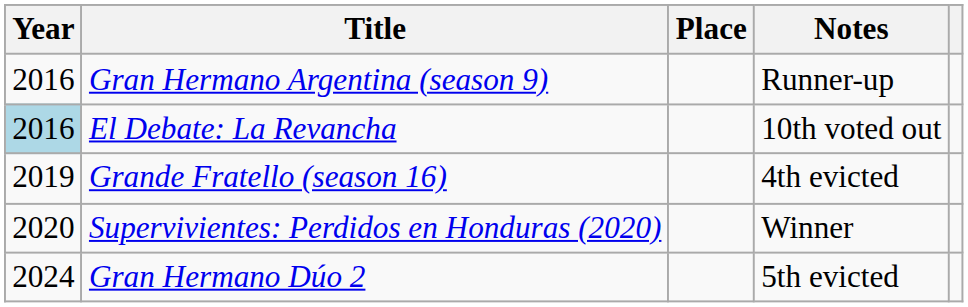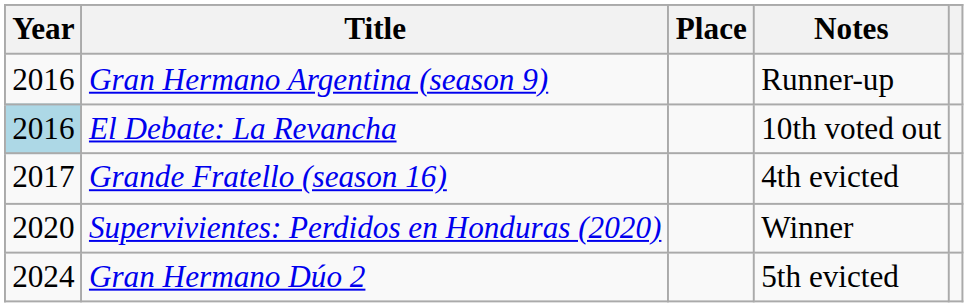(43, 177) 2019 -> (43, 177) 2017
